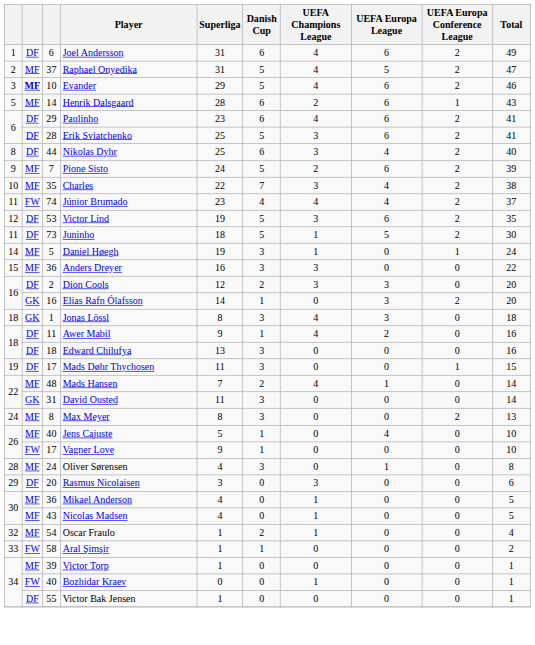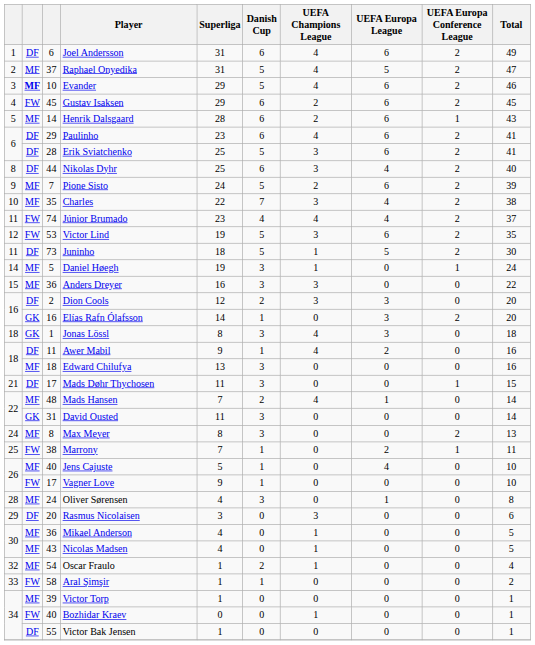+ row: (93, 102)
(32, 218) DF -> (32, 235) FW
(32, 351) DF -> (32, 367) MF
(13, 367) 19 -> (13, 384) 21
+ row: (80, 450)
